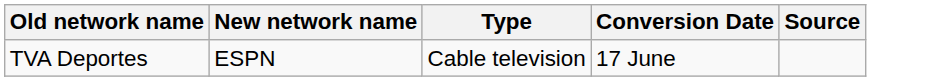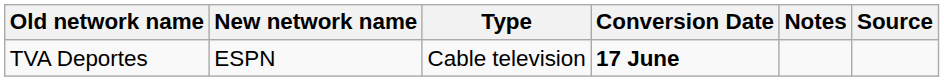+ column: (816, 22)
(636, 57) normal -> (638, 57) bold
